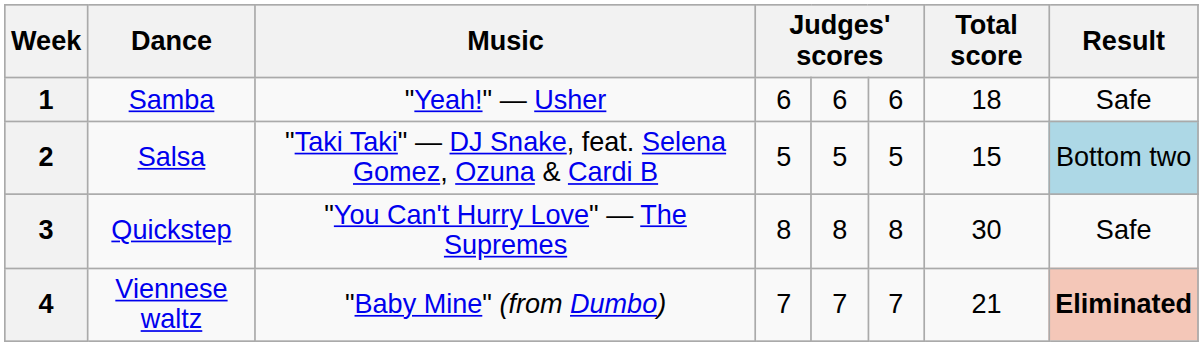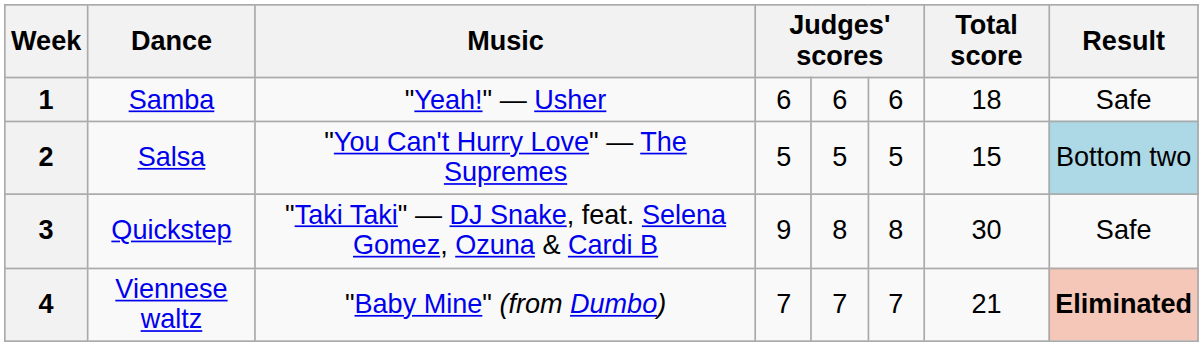(506, 157) "Taki Taki" — DJ Snake, feat. Selena Gomez, Ozuna & Cardi B -> (506, 157) "You Can't Hurry Love" — The Supremes
(506, 230) "You Can't Hurry Love" — The Supremes -> (506, 230) "Taki Taki" — DJ Snake, feat. Selena Gomez, Ozuna & Cardi B
(784, 230) 8 -> (784, 230) 9
